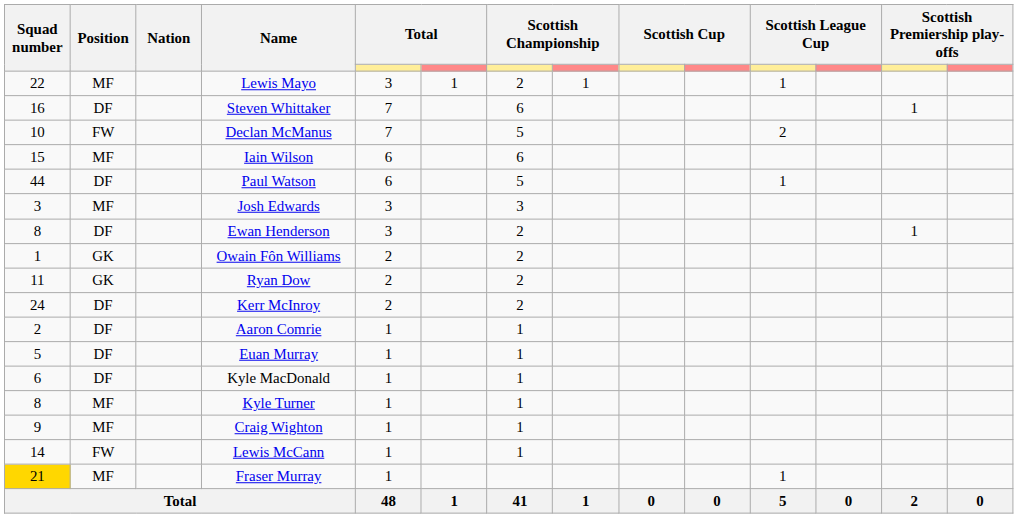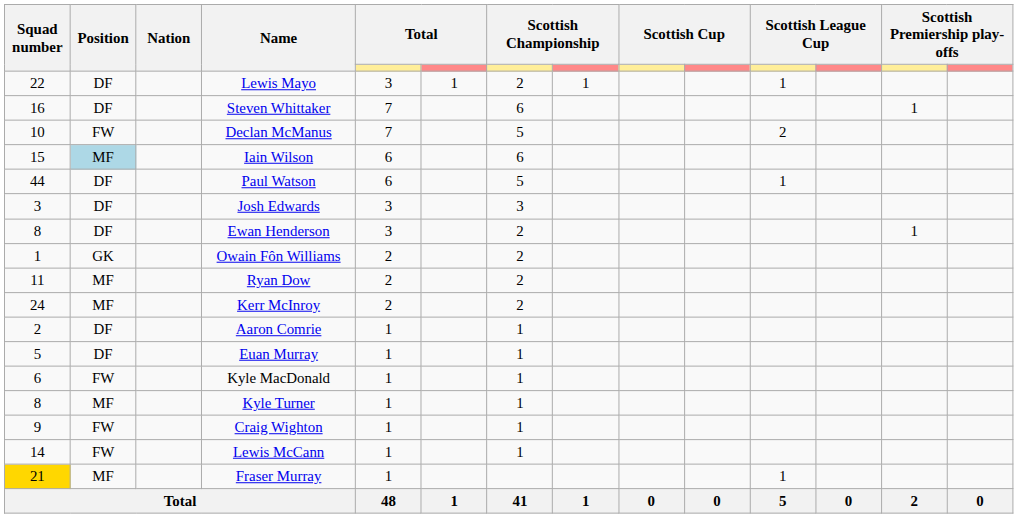(103, 83) MF -> (103, 83) DF
(103, 157) no background -> (103, 157) lightblue background
(103, 206) MF -> (103, 206) DF
(103, 280) GK -> (103, 280) MF
(103, 304) DF -> (103, 304) MF
(103, 378) DF -> (103, 378) FW
(103, 427) MF -> (103, 427) FW
